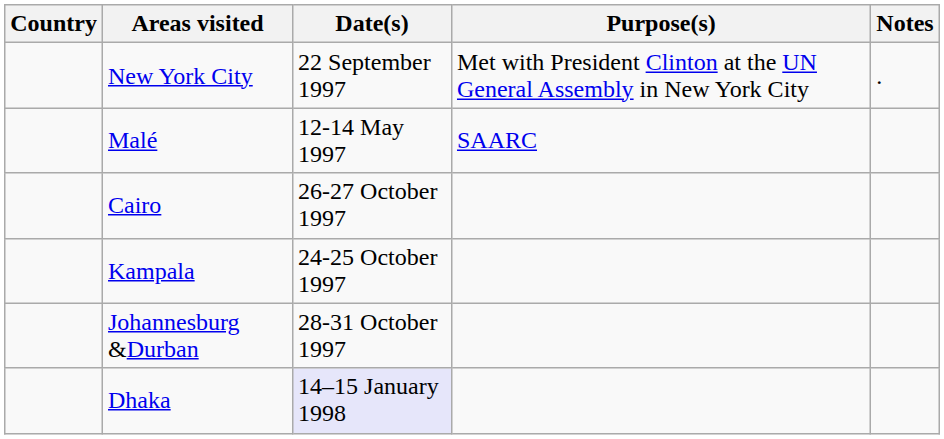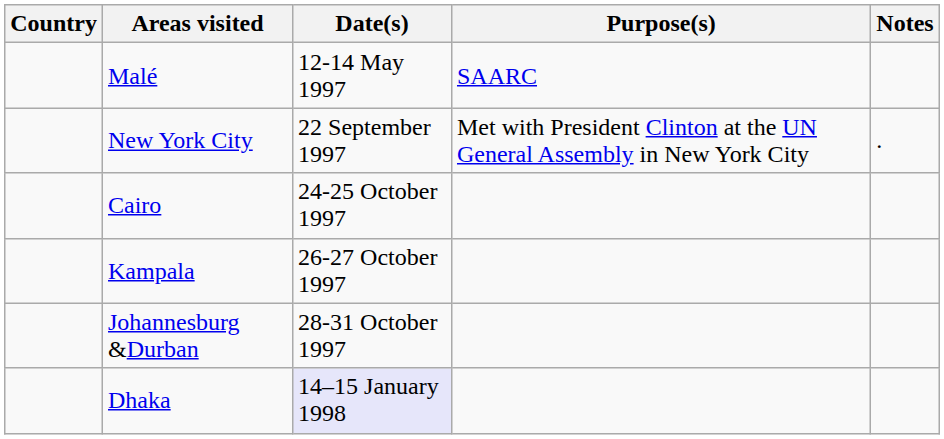rows swapped: (133, 140) <-> (180, 75)
(368, 205) 26-27 October 1997 -> (368, 205) 24-25 October 1997
(368, 270) 24-25 October 1997 -> (368, 270) 26-27 October 1997
